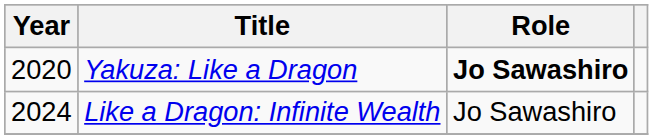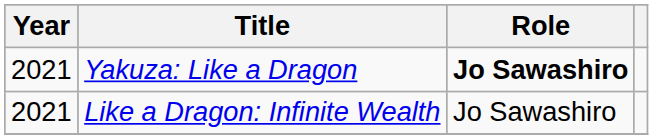(41, 69) 2020 -> (41, 69) 2021
(41, 112) 2024 -> (41, 112) 2021
